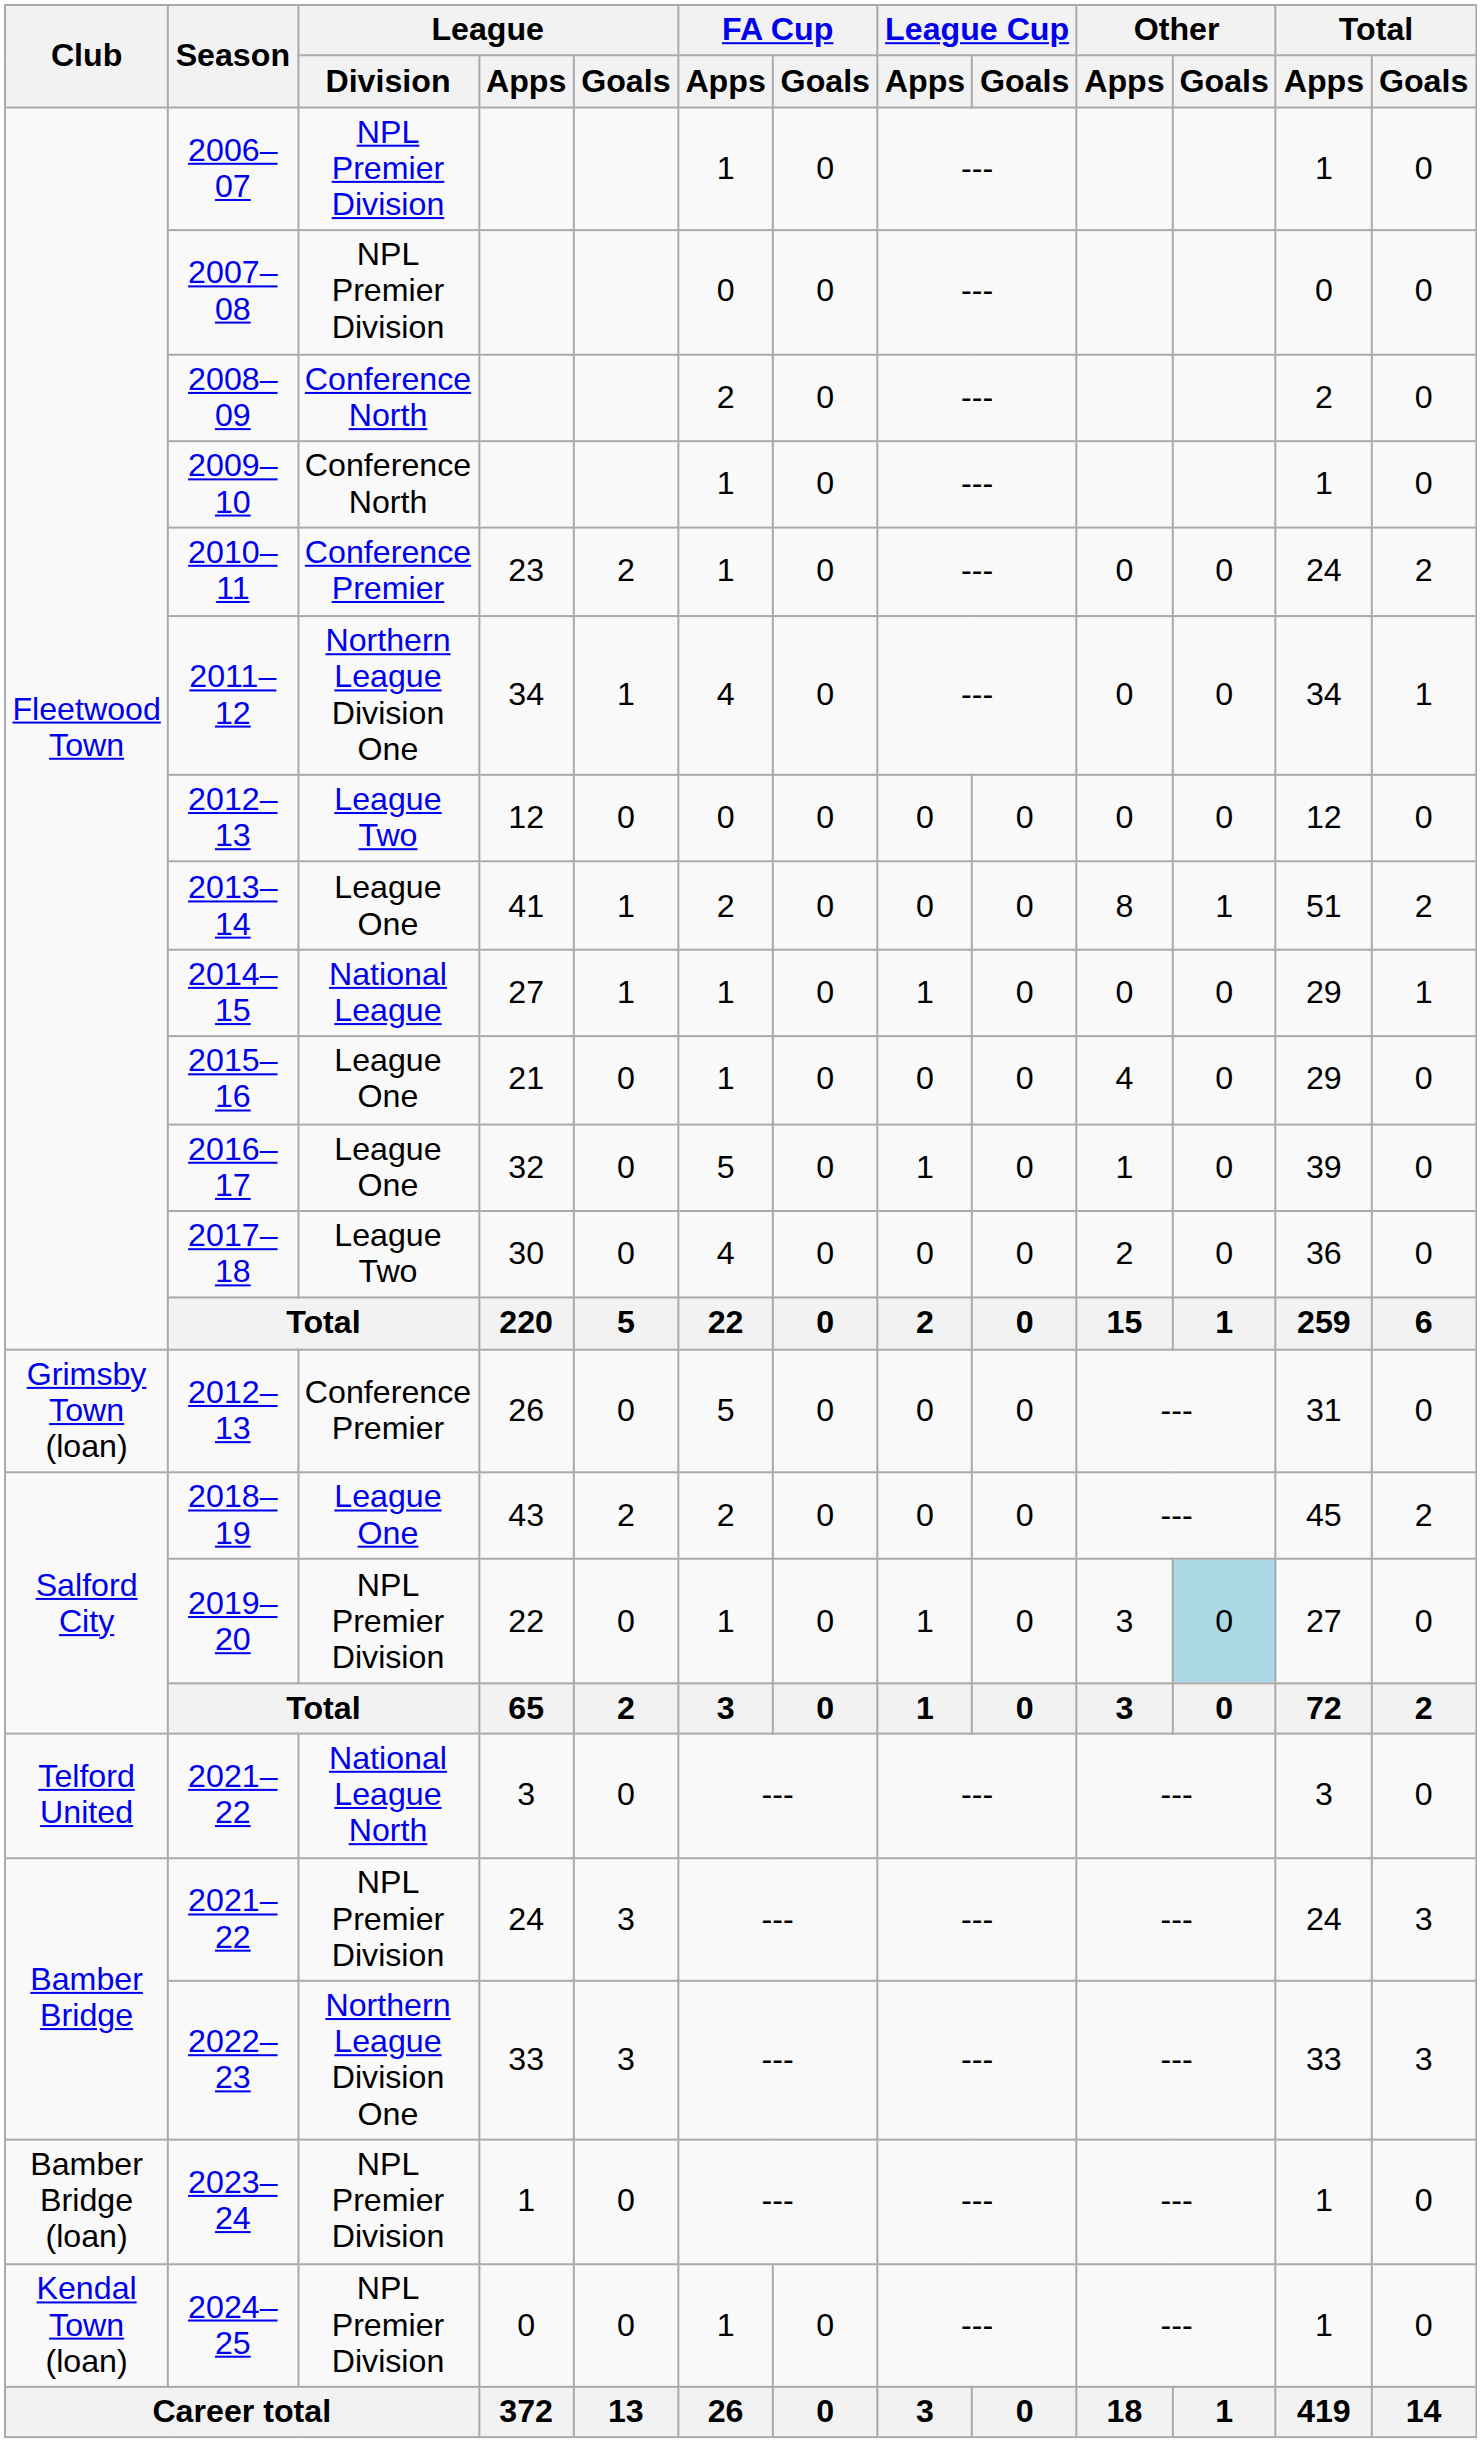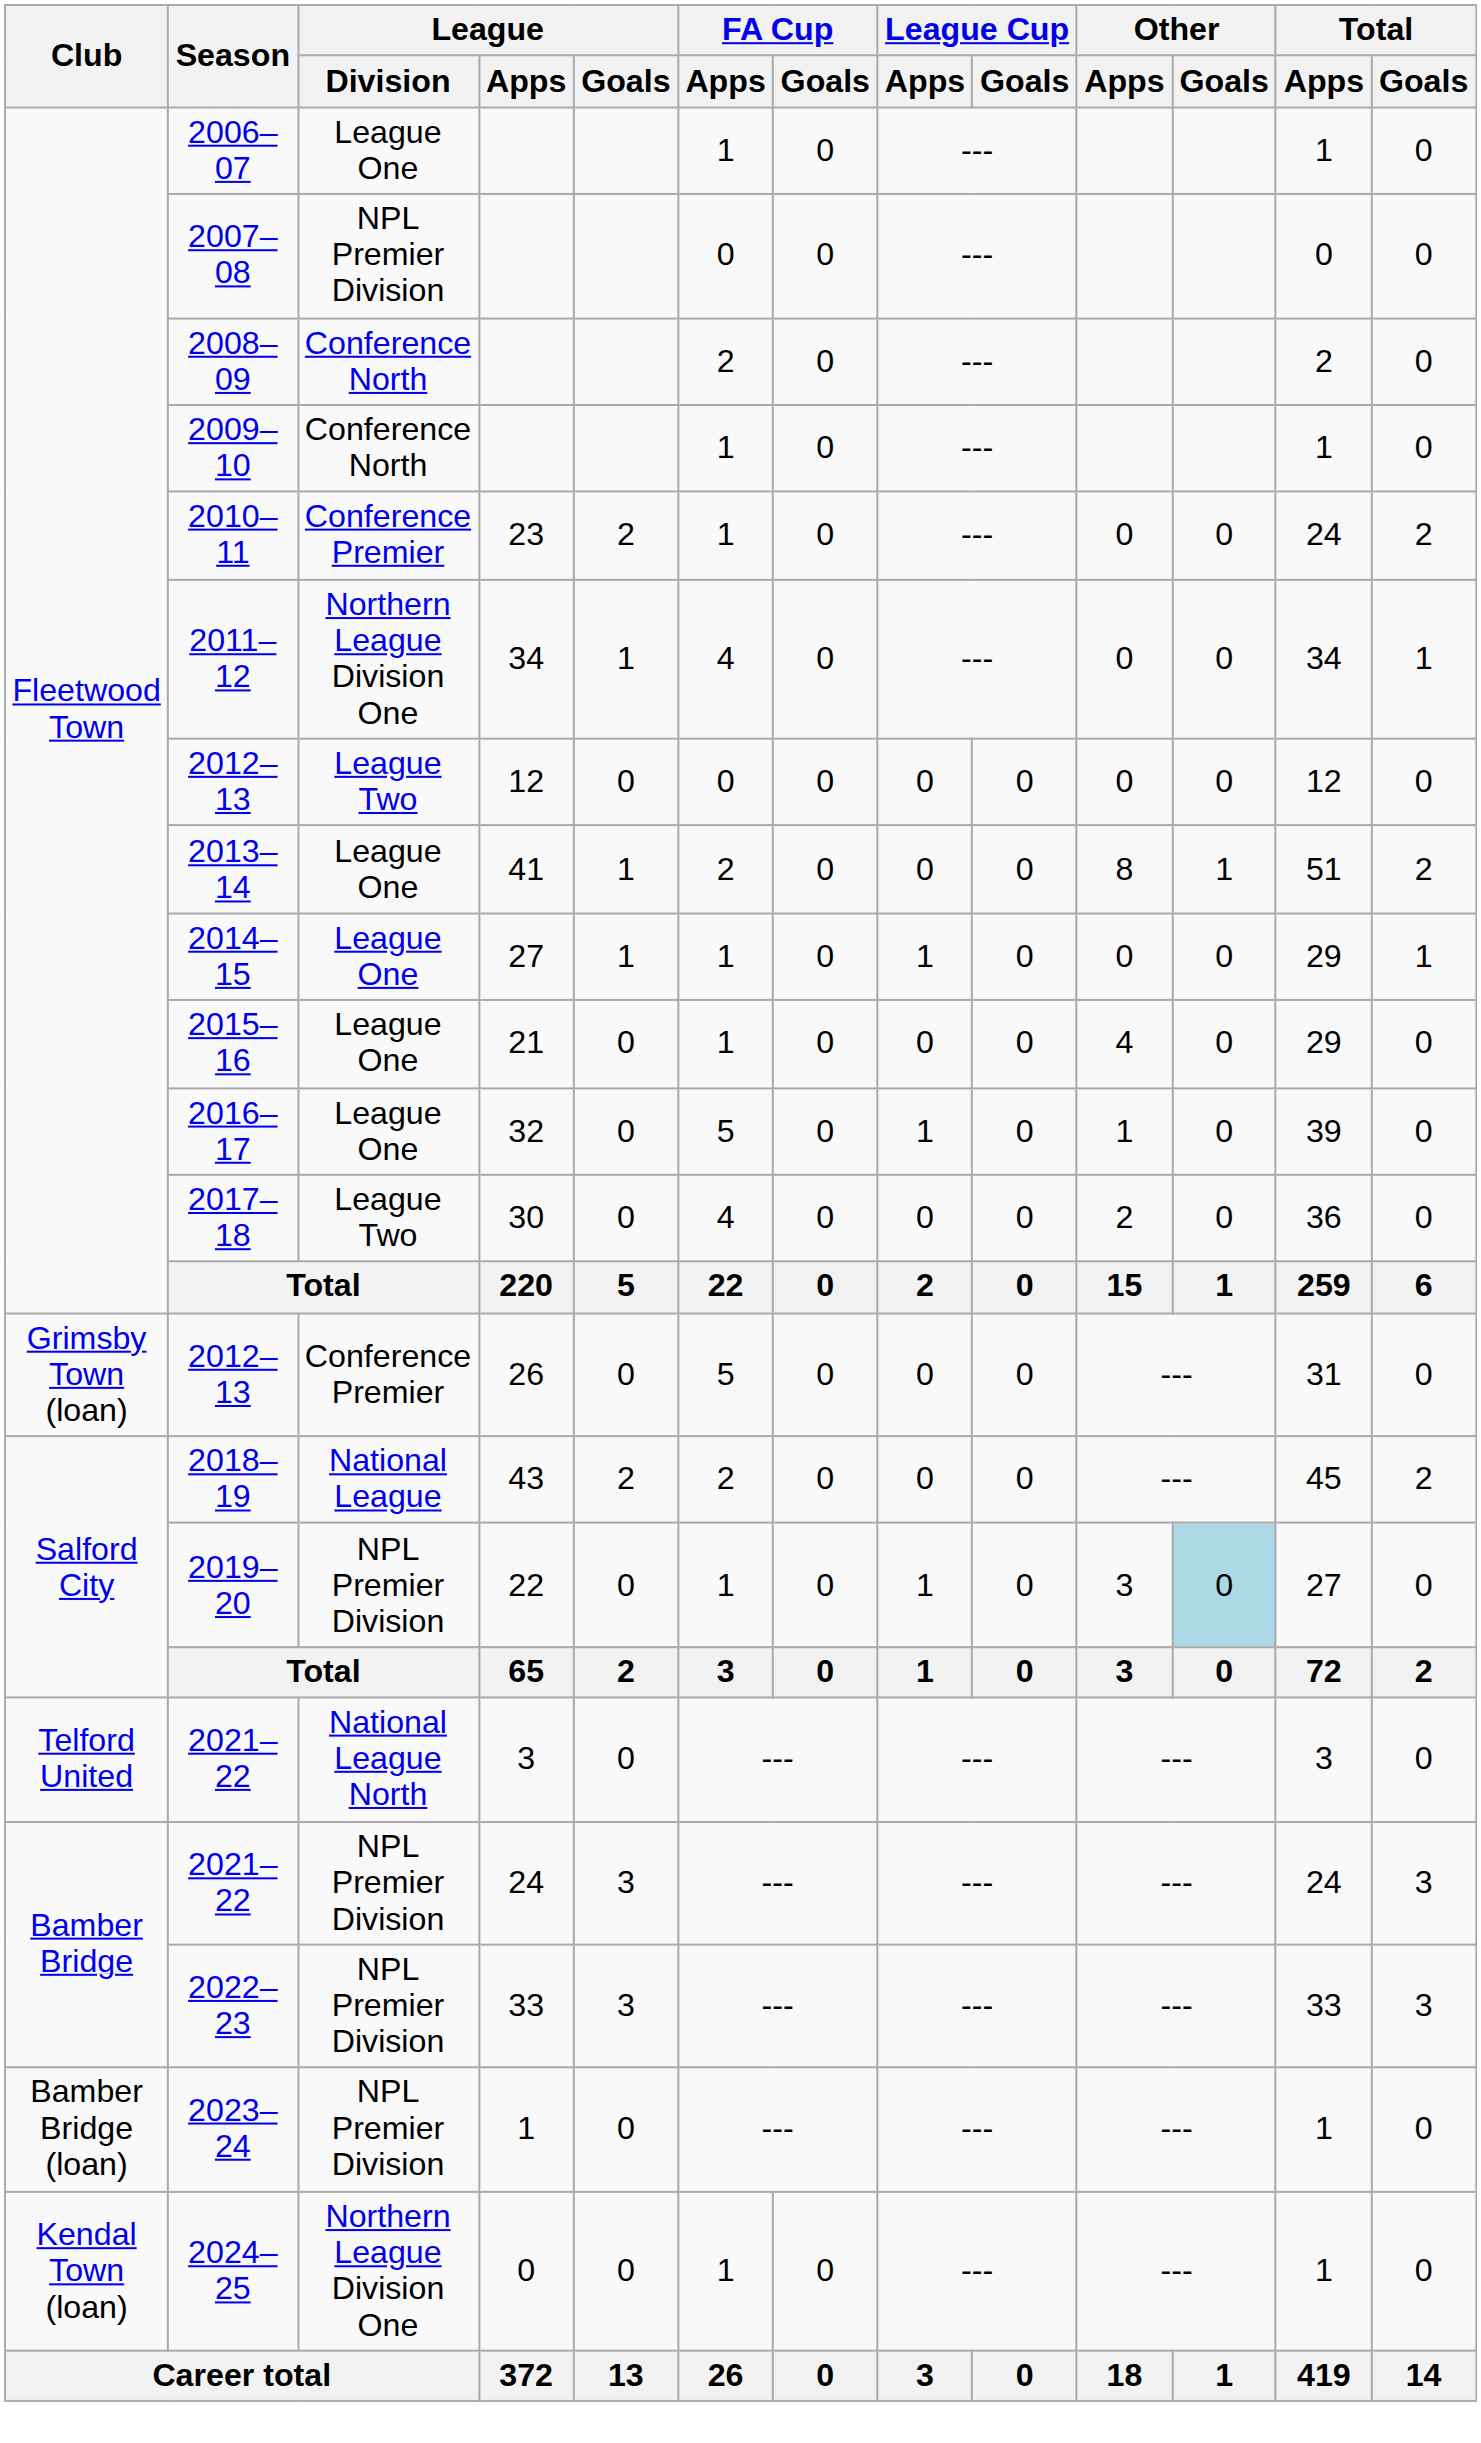(388, 168) NPL Premier Division -> (388, 150) League One
(388, 992) National League -> (388, 956) League One
(388, 1515) League One -> (388, 1479) National League
(388, 2059) Northern League Division One -> (388, 2005) NPL Premier Division
(388, 2324) NPL Premier Division -> (388, 2270) Northern League Division One
